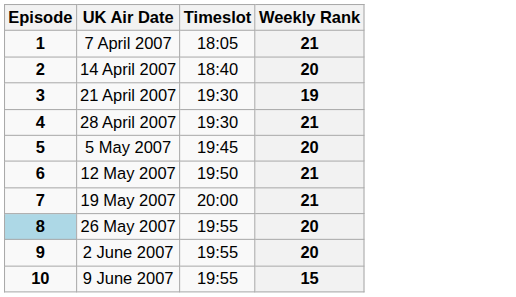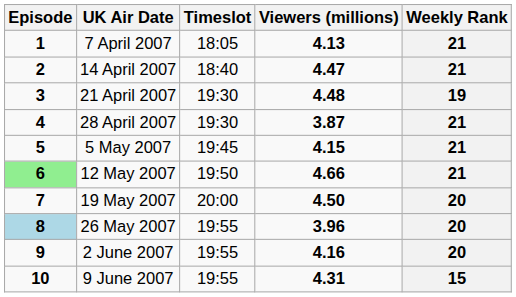+ column: (329, 17)
(310, 69) 20 -> (457, 69) 21
(310, 148) 20 -> (457, 148) 21
(40, 174) no background -> (40, 174) lightgreen background
(310, 200) 21 -> (457, 200) 20
